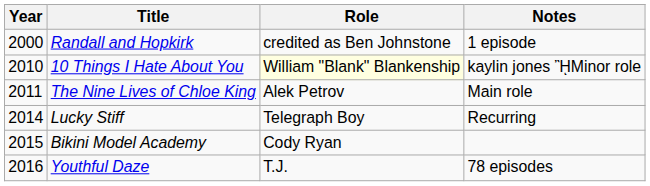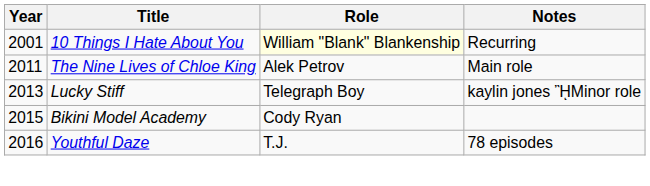- row: (122, 42)
(26, 67) 2010 -> (26, 42) 2001
(554, 67) kaylin jones ᾚMinor role -> (502, 42) Recurring
(26, 117) 2014 -> (26, 92) 2013
(502, 117) Recurring -> (554, 92) kaylin jones ᾚMinor role
